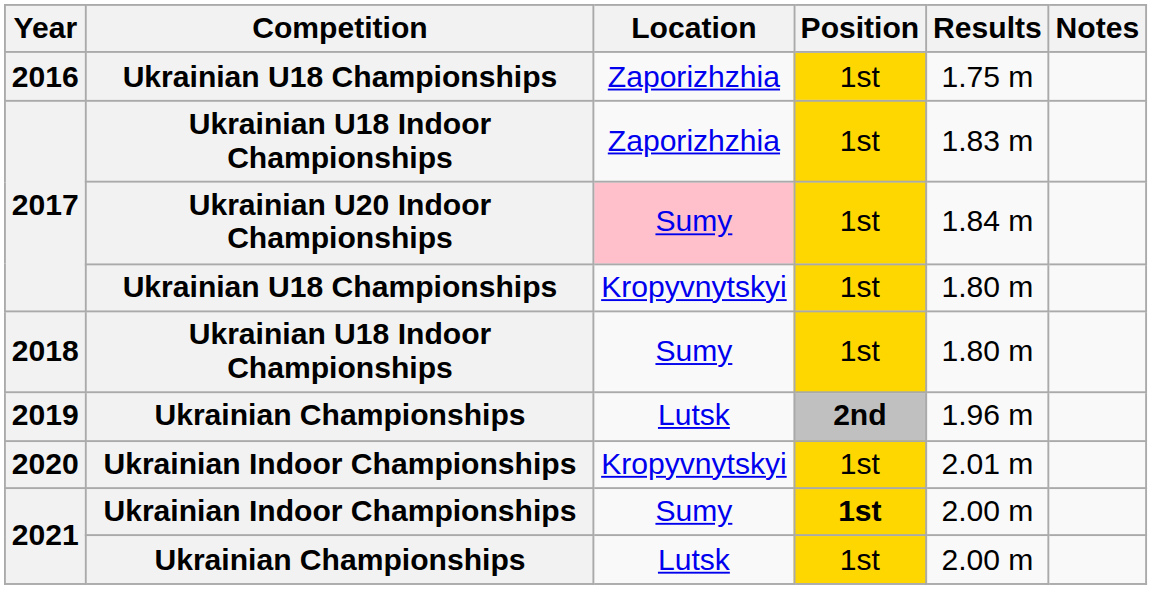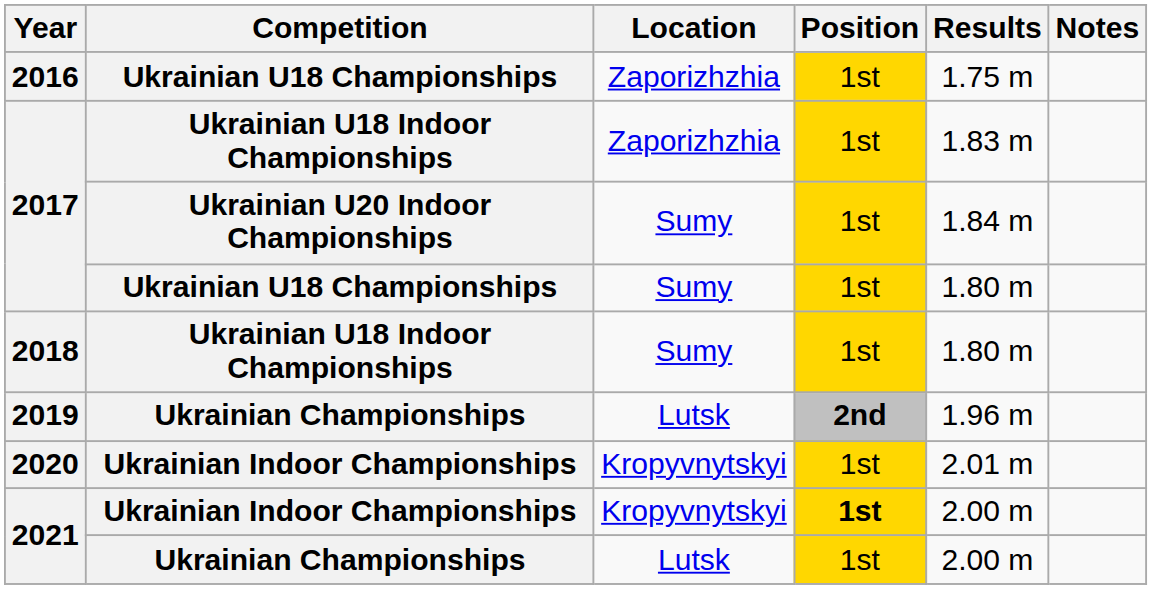(694, 222) pink background -> (694, 222) no background
(694, 286) Kropyvnytskyi -> (694, 286) Sumy
(694, 511) Sumy -> (694, 511) Kropyvnytskyi
